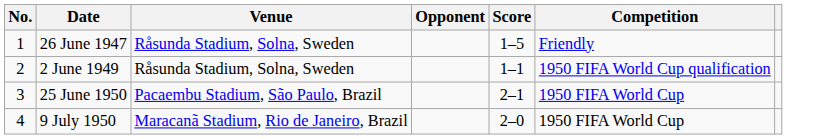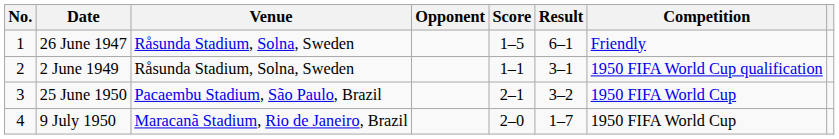+ column: (561, 17)
